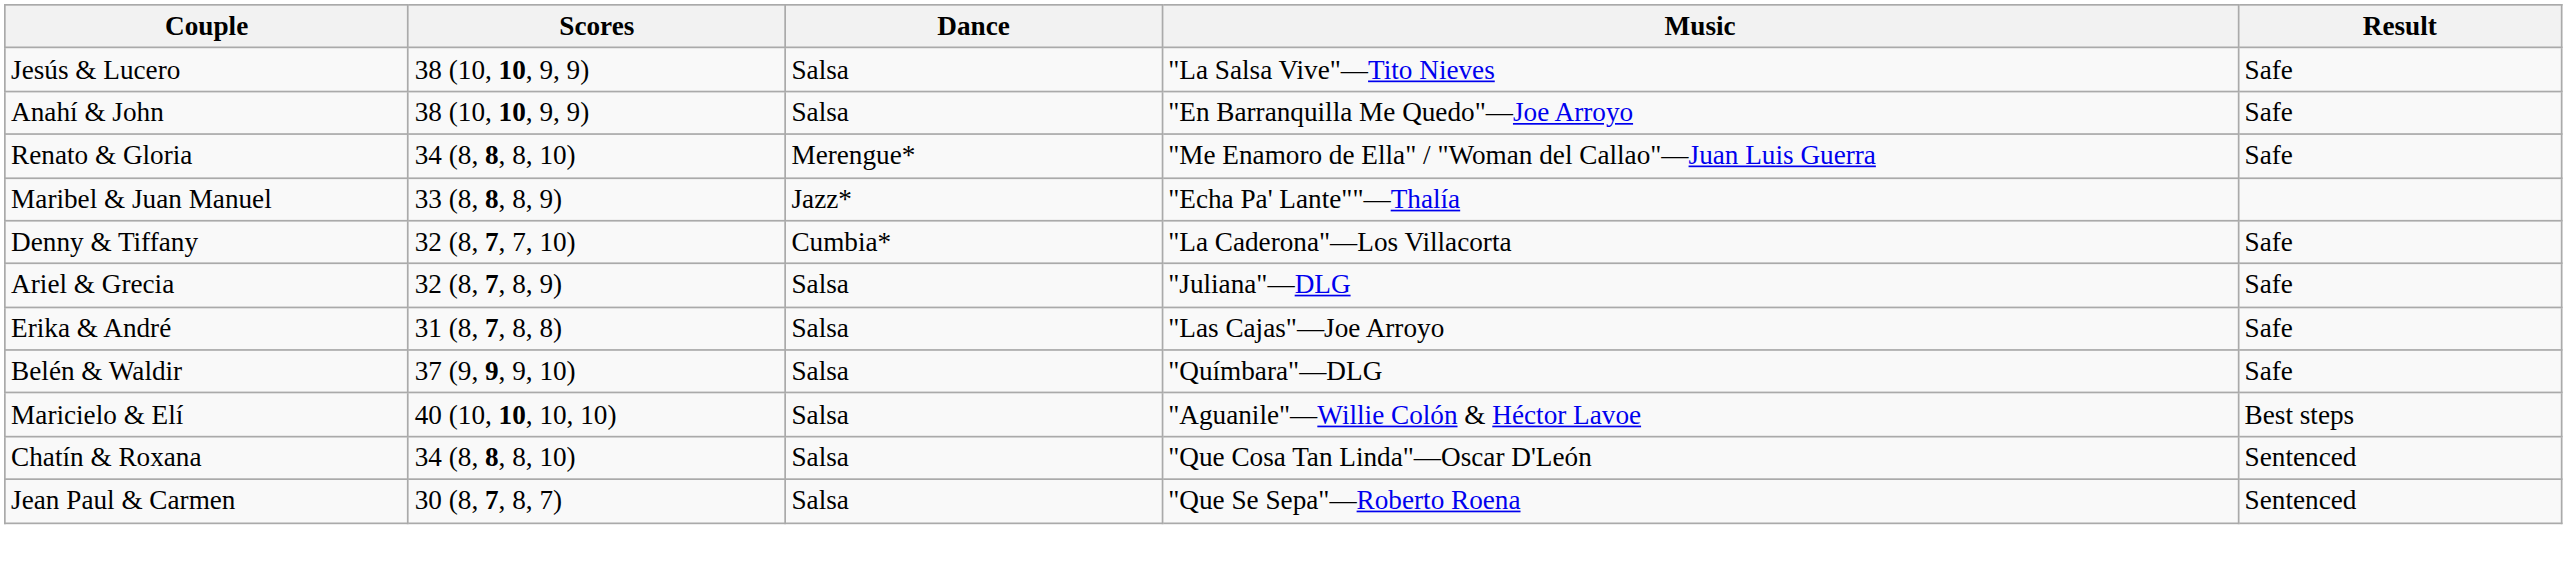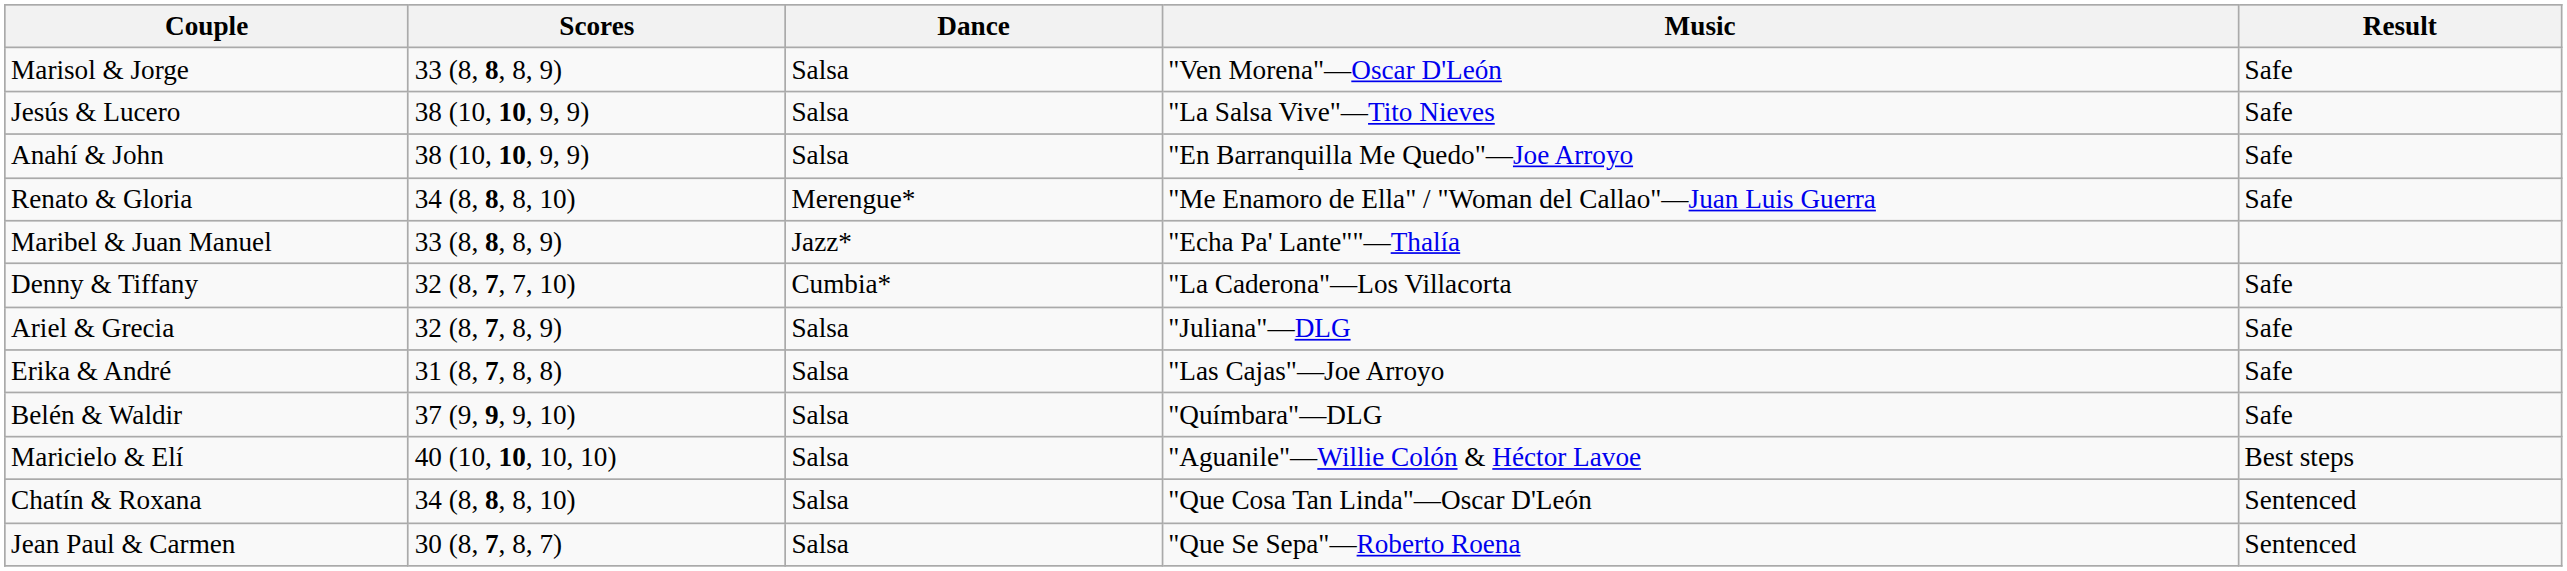+ row: (100, 69)
